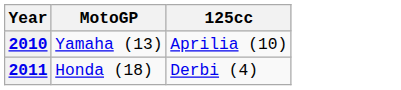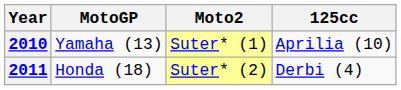+ column: (219, 18)
